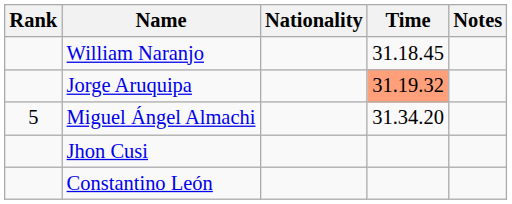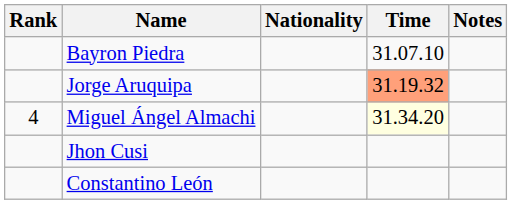+ row: (125, 53)
- row: (135, 53)
(33, 118) 5 -> (33, 118) 4
(408, 118) no background -> (408, 118) lightyellow background
